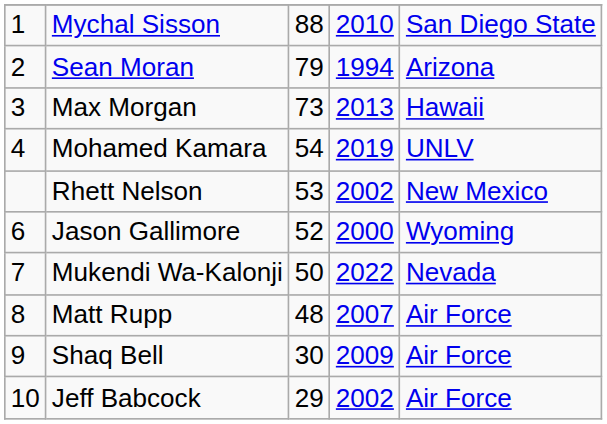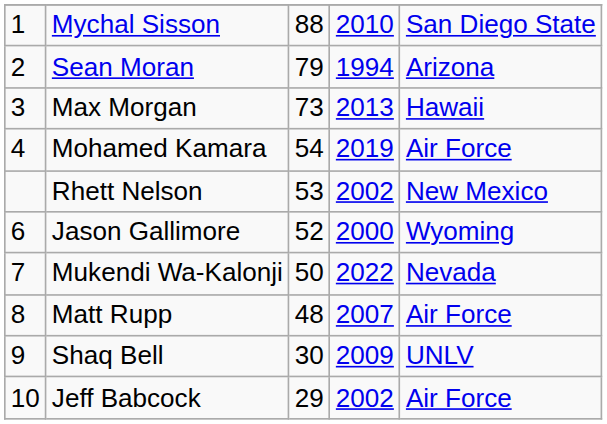(440, 149) UNLV -> (459, 149) Air Force
(459, 356) Air Force -> (440, 356) UNLV
